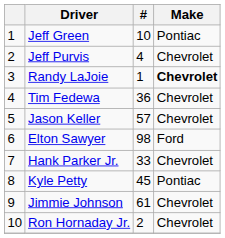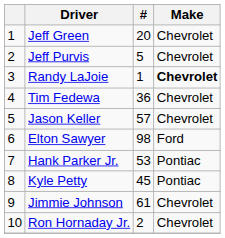(144, 35) 10 -> (144, 35) 20
(179, 35) Pontiac -> (185, 35) Chevrolet
(140, 56) 4 -> (140, 56) 5
(144, 160) 33 -> (144, 160) 53
(185, 160) Chevrolet -> (179, 160) Pontiac
